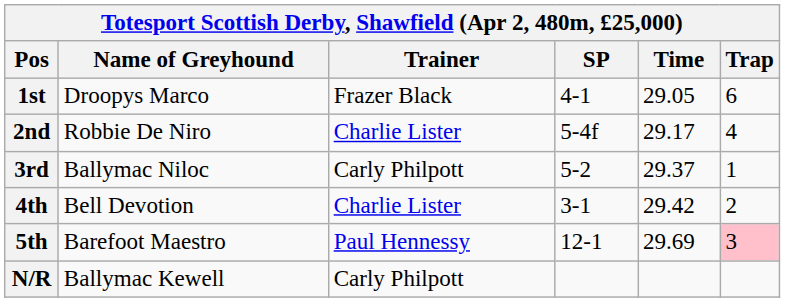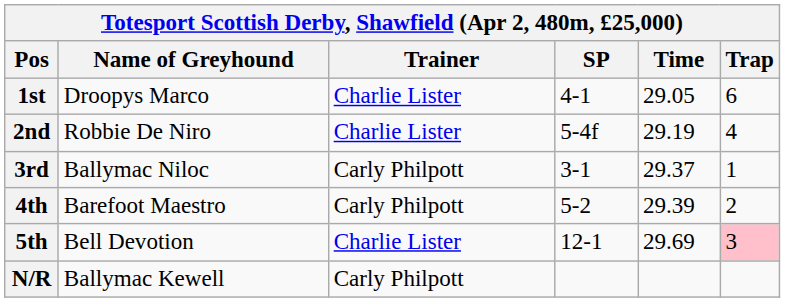(393, 95) Frazer Black -> (397, 95) Charlie Lister
(669, 132) 29.17 -> (669, 132) 29.19
(576, 168) 5-2 -> (576, 168) 3-1
(129, 205) Bell Devotion -> (145, 205) Barefoot Maestro
(397, 205) Charlie Lister -> (399, 205) Carly Philpott
(576, 205) 3-1 -> (576, 205) 5-2
(669, 205) 29.42 -> (669, 205) 29.39
(145, 242) Barefoot Maestro -> (129, 242) Bell Devotion
(402, 242) Paul Hennessy -> (397, 242) Charlie Lister
